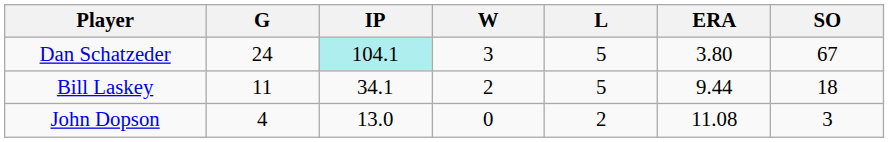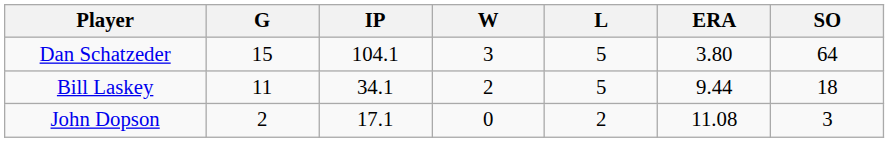(262, 53) 24 -> (262, 53) 15
(375, 53) paleturquoise background -> (375, 53) no background
(827, 53) 67 -> (827, 53) 64
(262, 119) 4 -> (262, 119) 2
(375, 119) 13.0 -> (375, 119) 17.1
